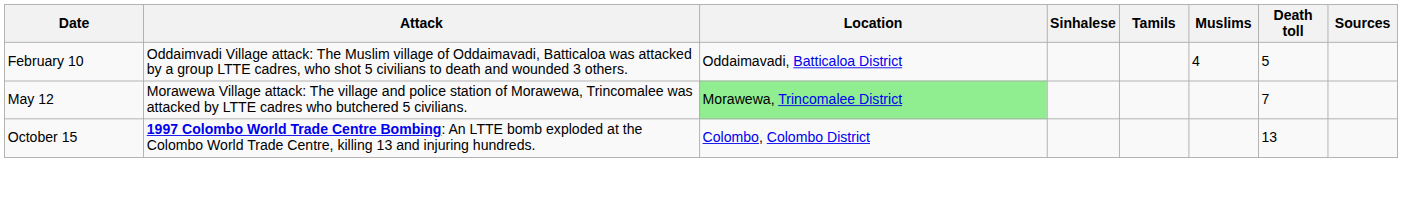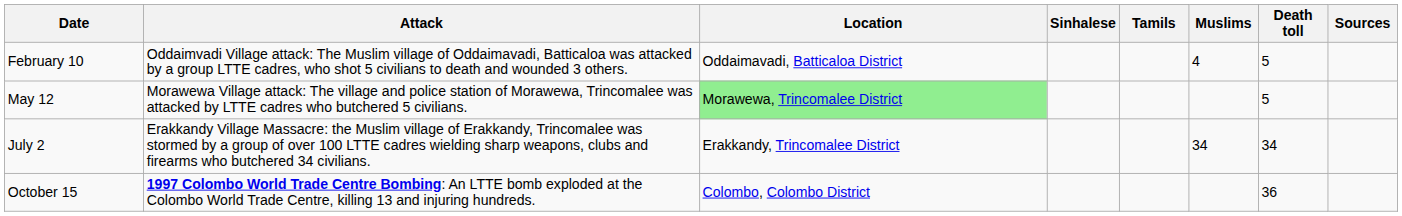(1265, 99) 7 -> (1265, 99) 5
+ row: (26, 146)
(1269, 138) 13 -> (1269, 192) 36
